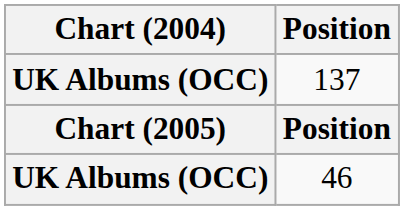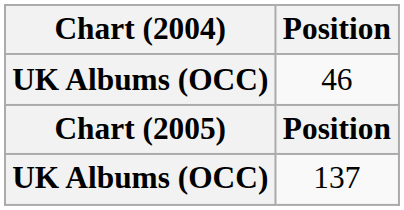rows swapped: (337, 178) <-> (337, 79)
